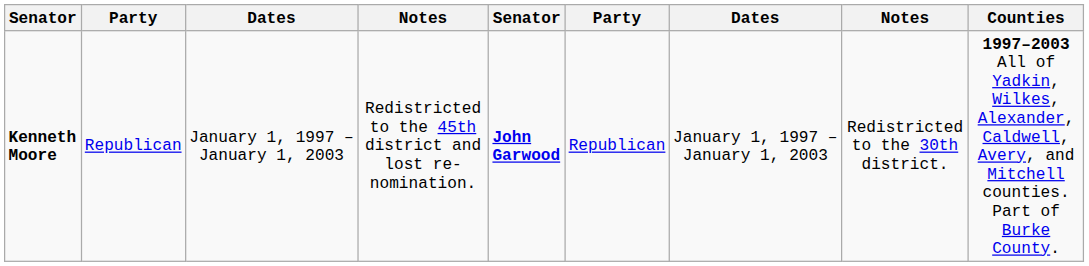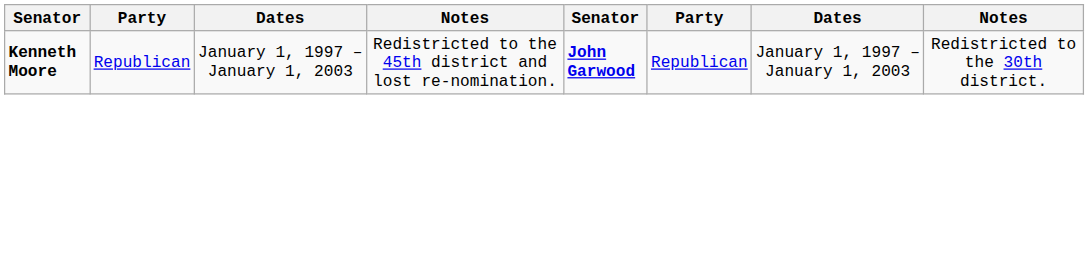- column: (1026, 18)
